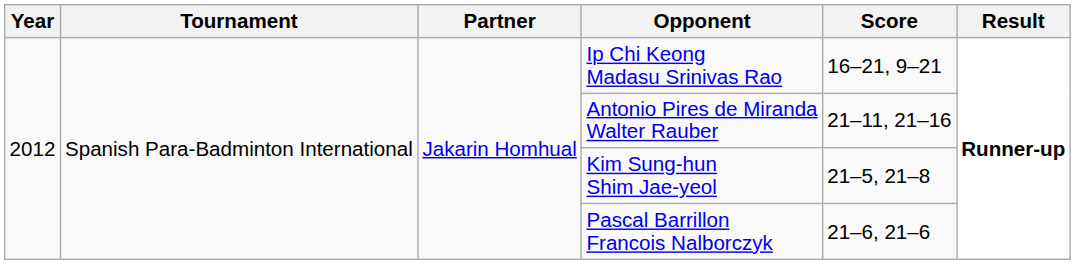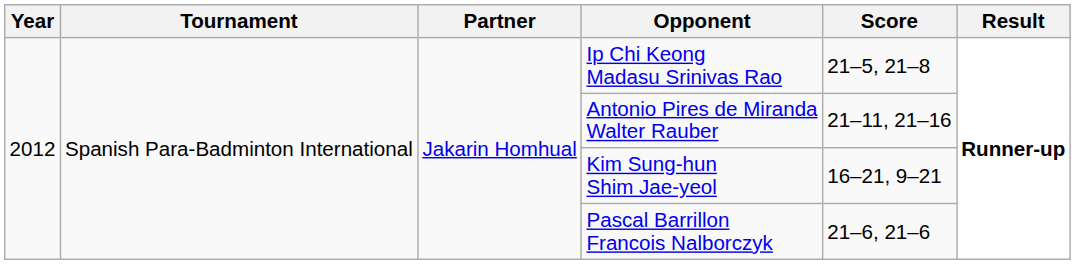(884, 65) 16–21, 9–21 -> (879, 65) 21–5, 21–8
(879, 176) 21–5, 21–8 -> (884, 176) 16–21, 9–21
